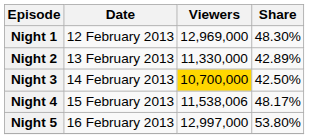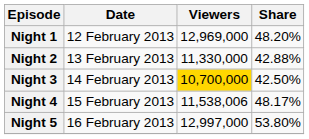(278, 36) 48.30% -> (278, 36) 48.20%
(278, 58) 42.89% -> (278, 58) 42.88%
